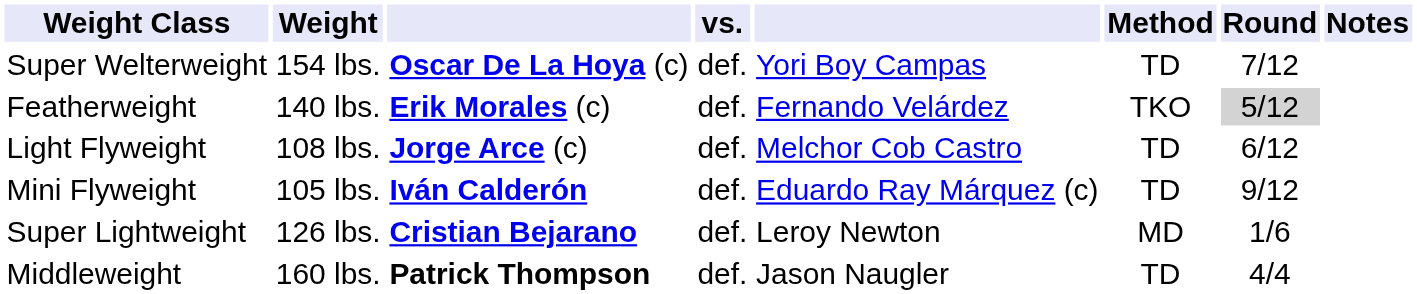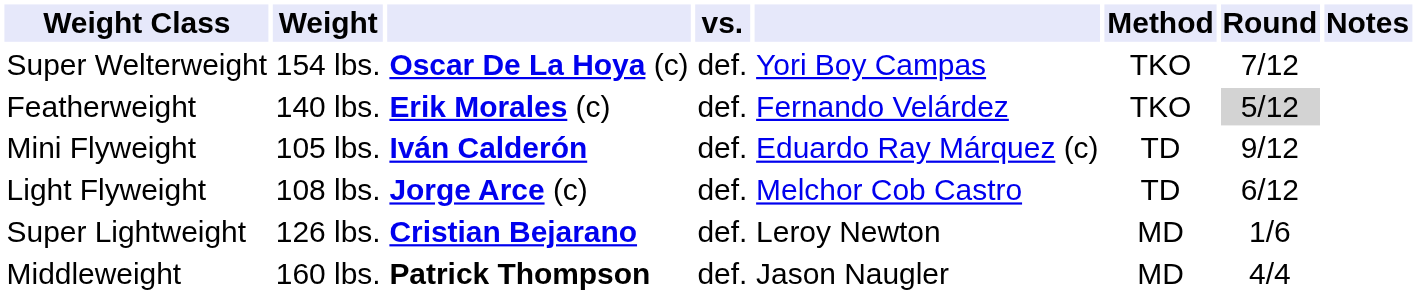(1160, 65) TD -> (1161, 65) TKO
rows swapped: (106, 148) <-> (101, 190)
(1160, 274) TD -> (1160, 274) MD
